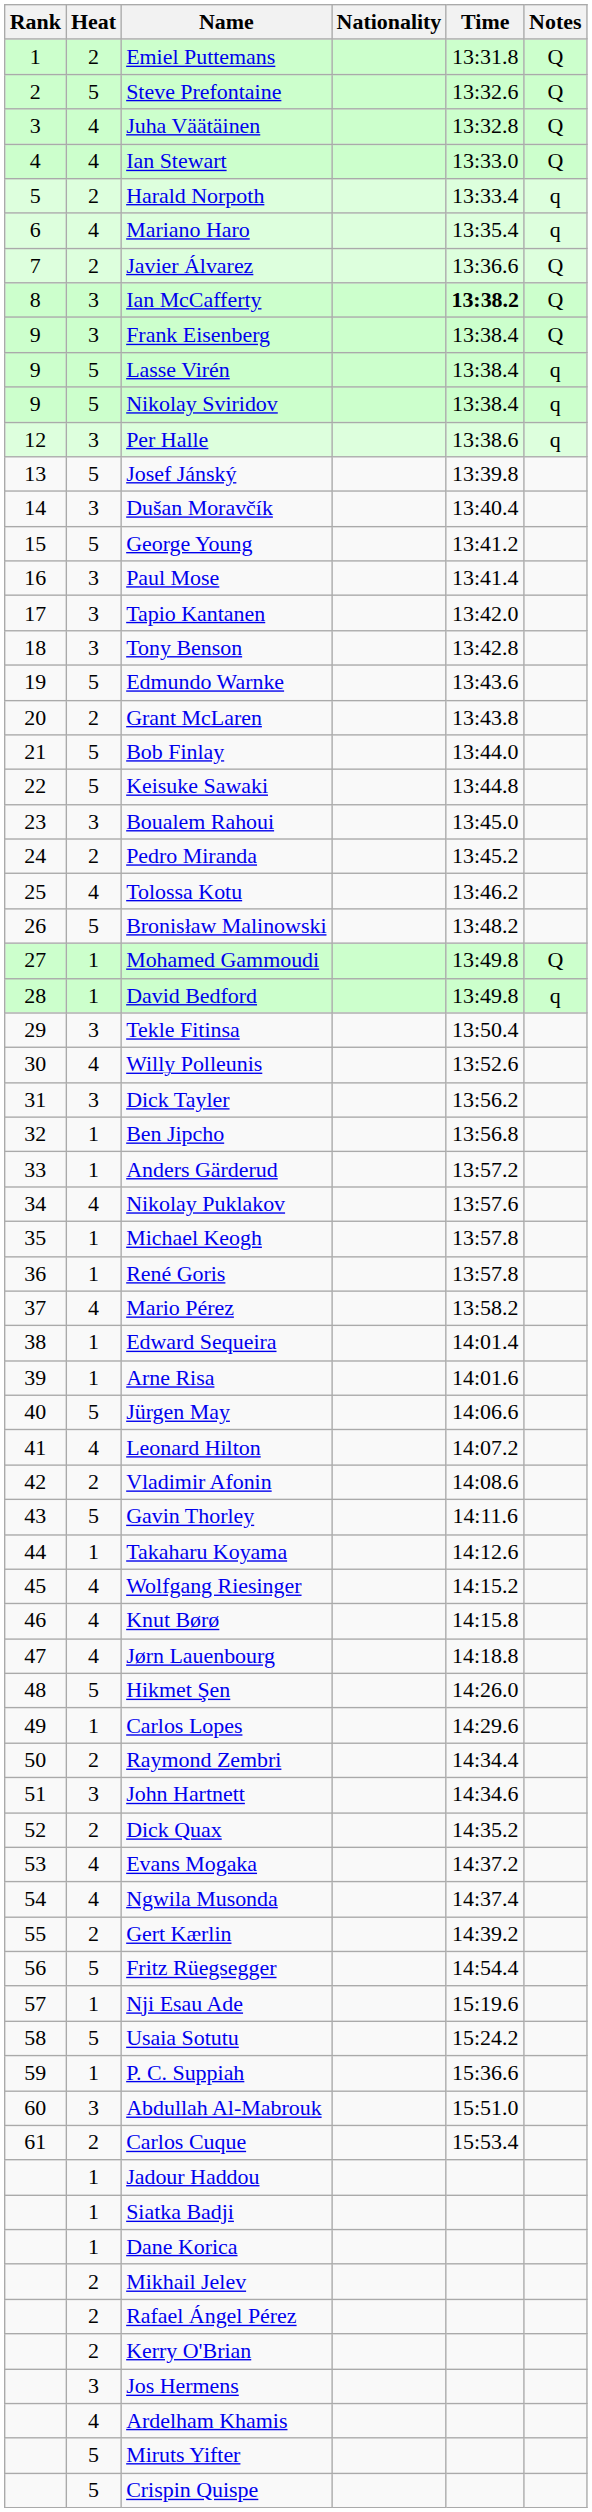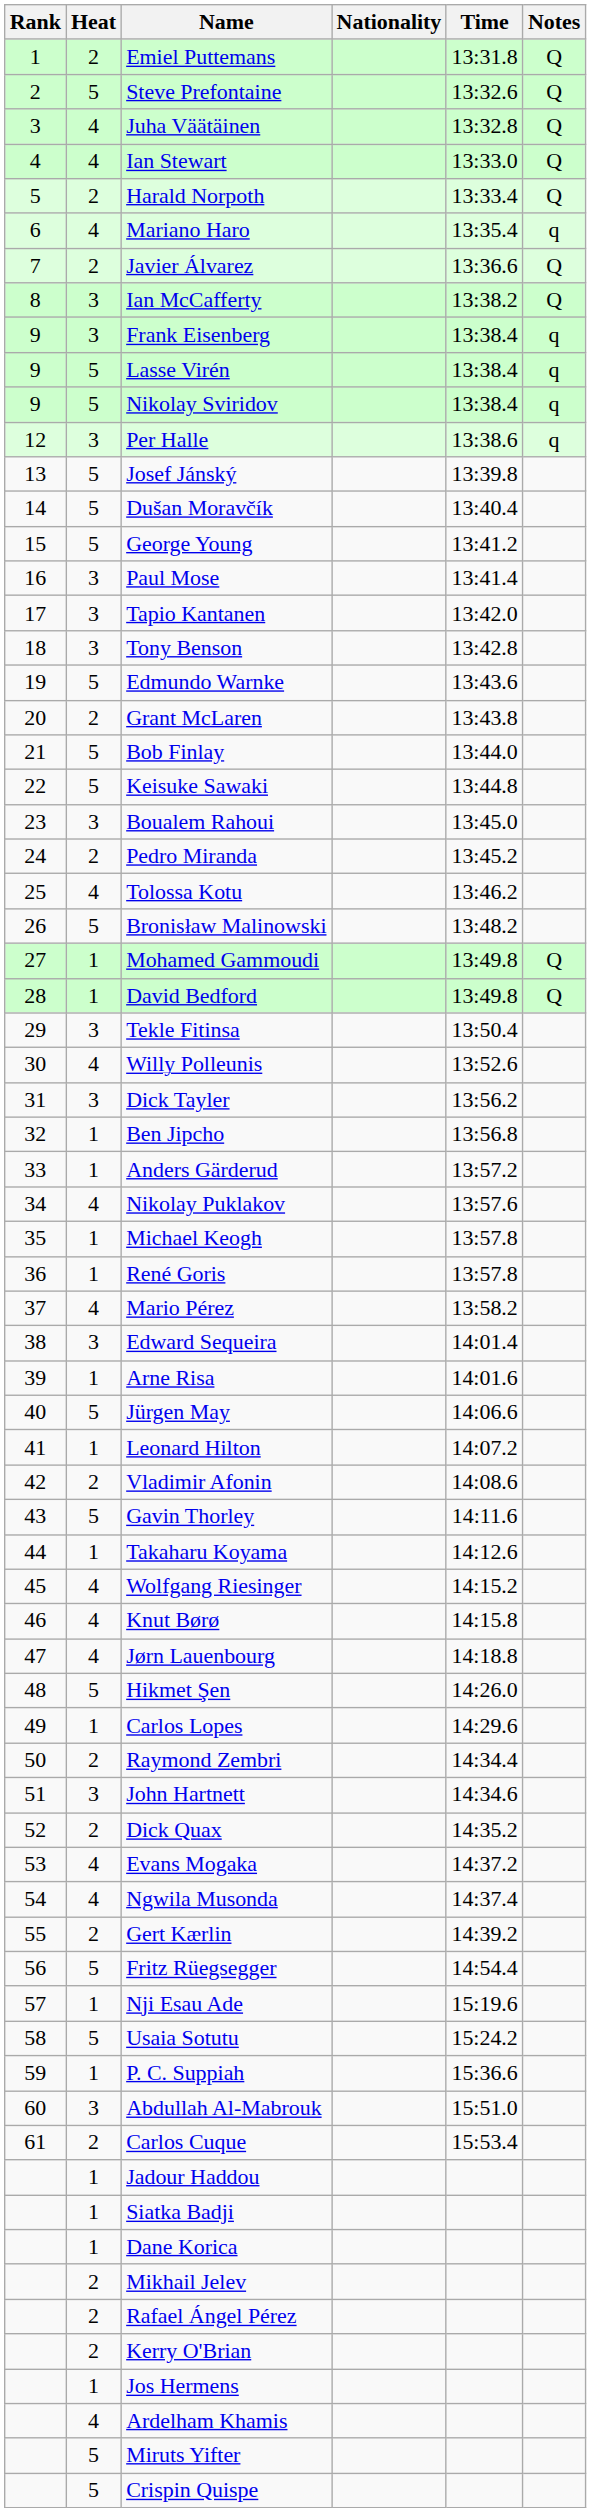(555, 195) q -> (554, 195) Q
(485, 299) bold -> (485, 299) normal
(555, 334) Q -> (554, 334) q
(94, 508) 3 -> (94, 508) 5
(555, 995) q -> (554, 995) Q
(94, 1342) 1 -> (94, 1342) 3
(94, 1447) 4 -> (94, 1447) 1
(94, 2385) 3 -> (94, 2385) 1
